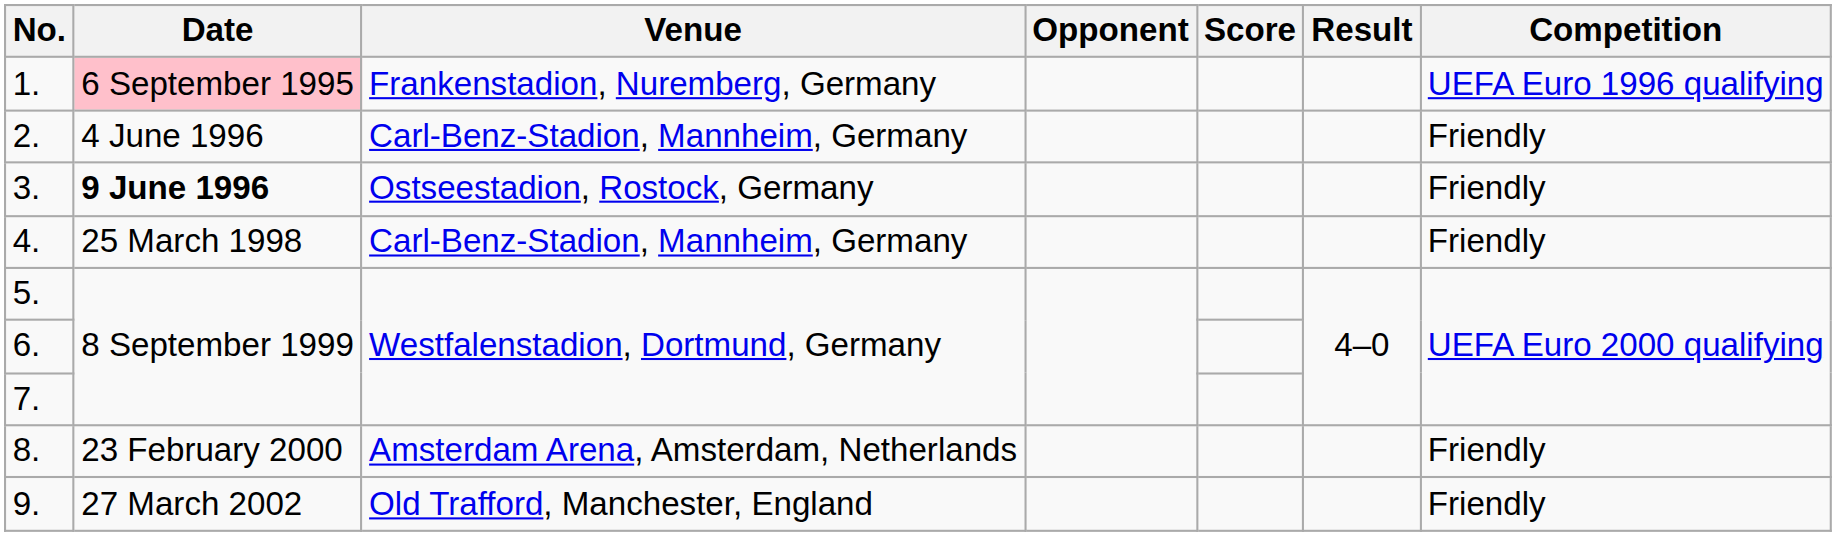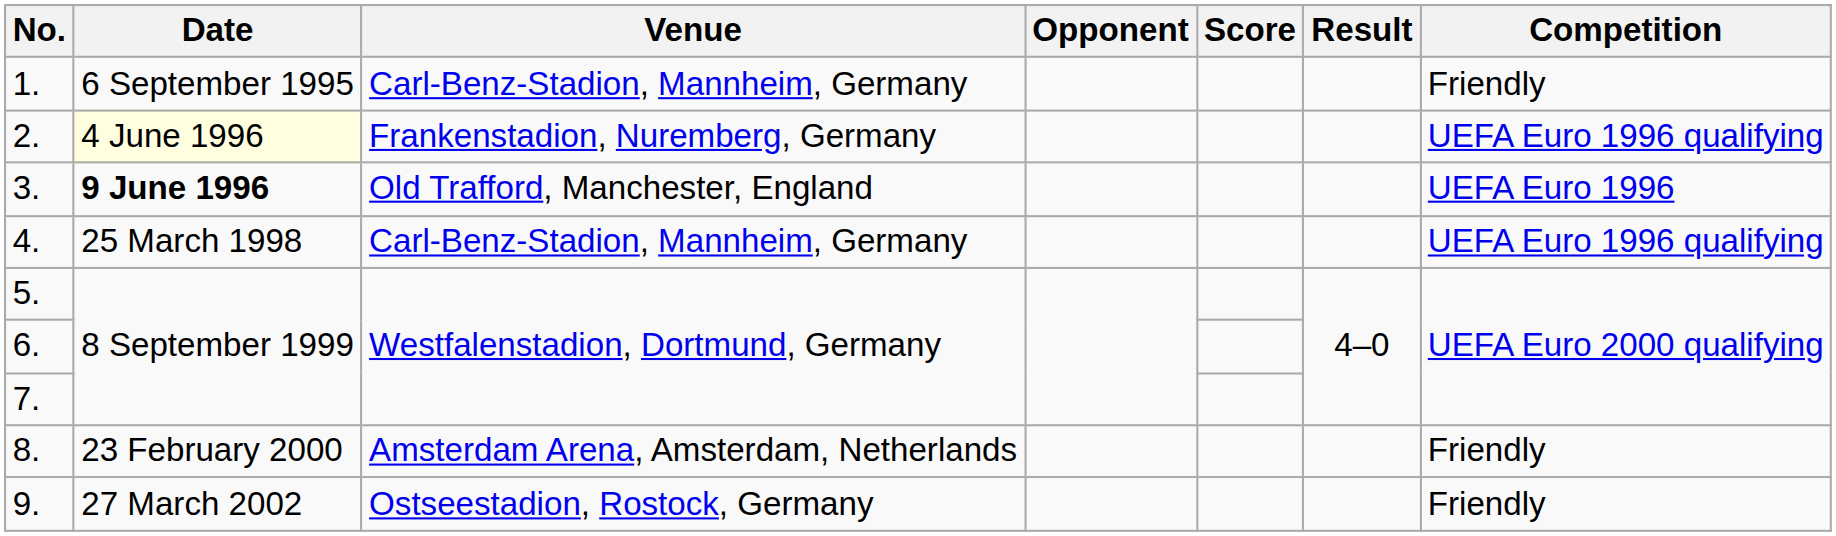(218, 83) pink background -> (218, 83) no background
(653, 83) Frankenstadion, Nuremberg, Germany -> (668, 83) Carl-Benz-Stadion, Mannheim, Germany
(1626, 83) UEFA Euro 1996 qualifying -> (1487, 83) Friendly
(172, 135) no background -> (172, 135) lightyellow background
(668, 135) Carl-Benz-Stadion, Mannheim, Germany -> (653, 135) Frankenstadion, Nuremberg, Germany
(1487, 135) Friendly -> (1626, 135) UEFA Euro 1996 qualifying
(621, 188) Ostseestadion, Rostock, Germany -> (621, 188) Old Trafford, Manchester, England
(1487, 188) Friendly -> (1551, 188) UEFA Euro 1996
(1487, 240) Friendly -> (1626, 240) UEFA Euro 1996 qualifying
(621, 503) Old Trafford, Manchester, England -> (621, 503) Ostseestadion, Rostock, Germany
